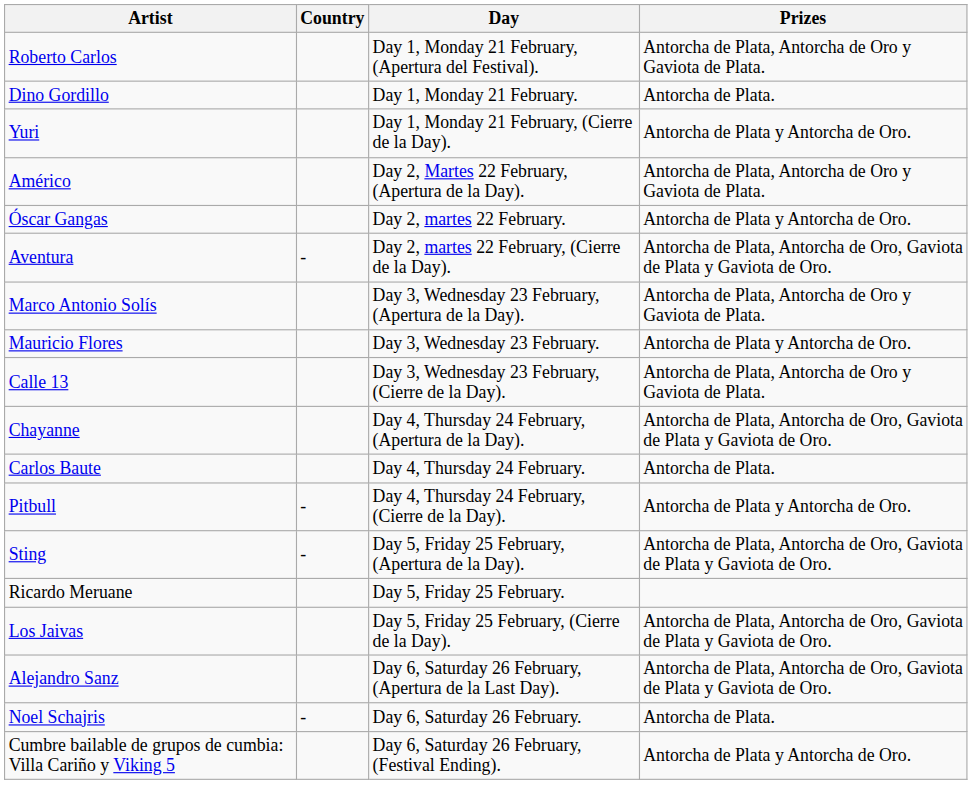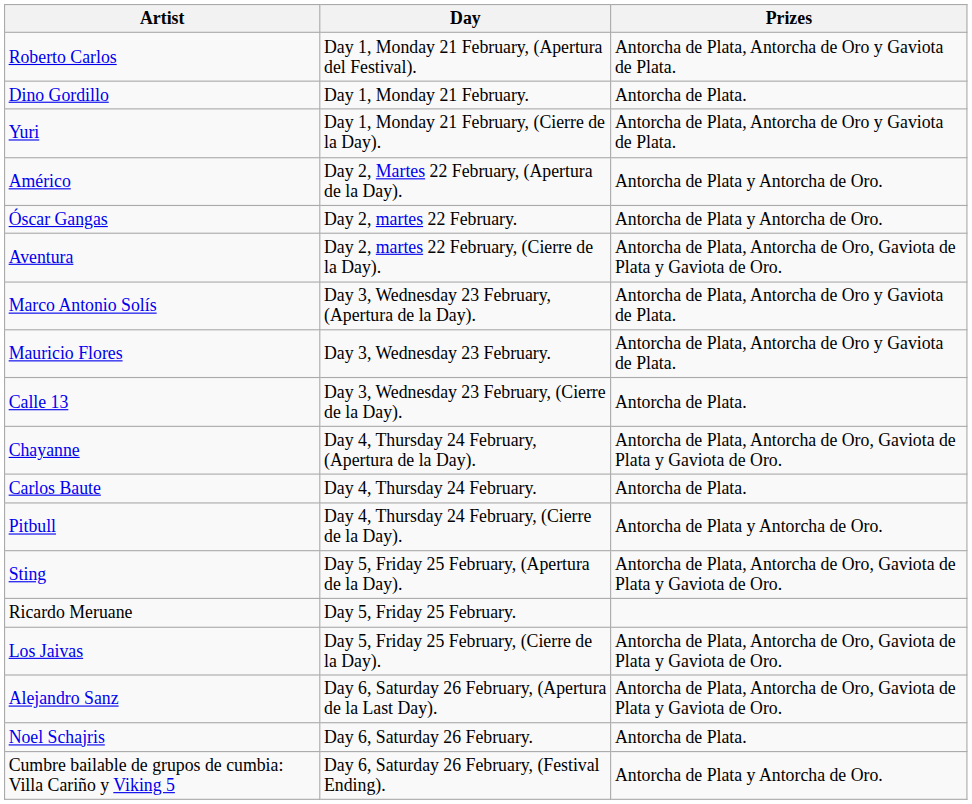- column: (332, 18)
(777, 133) Antorcha de Plata y Antorcha de Oro. -> (779, 133) Antorcha de Plata, Antorcha de Oro y Gaviota de Plata.
(777, 181) Antorcha de Plata, Antorcha de Oro y Gaviota de Plata. -> (749, 181) Antorcha de Plata y Antorcha de Oro.
(777, 343) Antorcha de Plata y Antorcha de Oro. -> (779, 353) Antorcha de Plata, Antorcha de Oro y Gaviota de Plata.
(777, 381) Antorcha de Plata, Antorcha de Oro y Gaviota de Plata. -> (681, 401) Antorcha de Plata.
